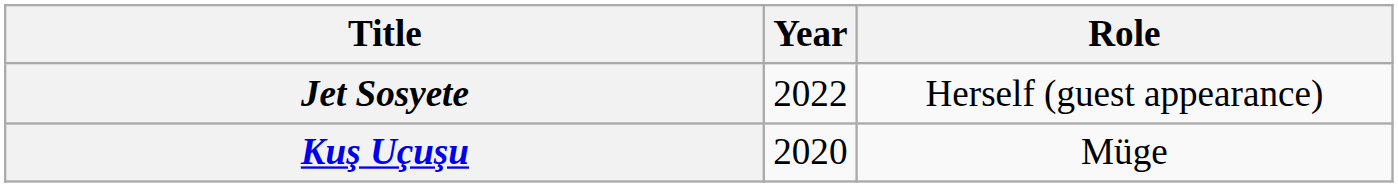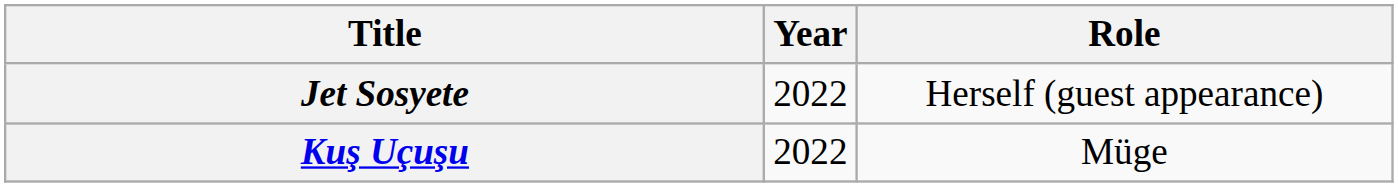(810, 151) 2020 -> (810, 151) 2022
